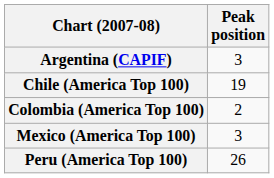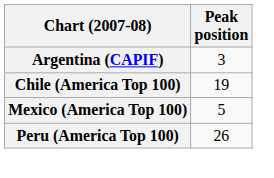- row: (106, 110)
(238, 135) 3 -> (221, 110) 5
